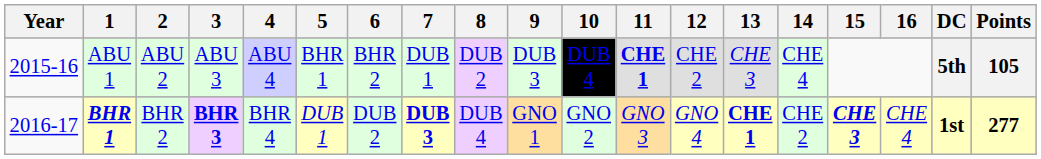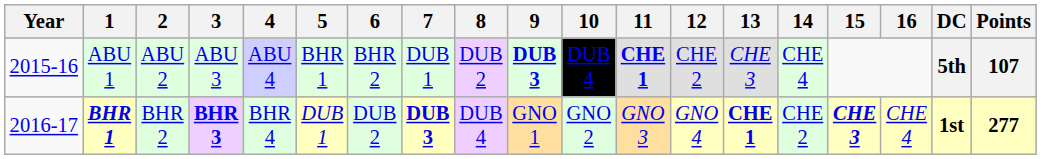(535, 66) normal -> (535, 66) bold
(1004, 66) 105 -> (1004, 66) 107
